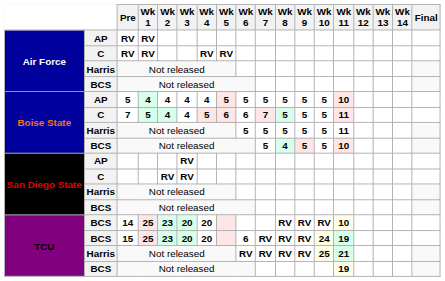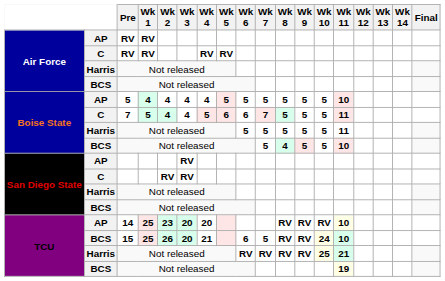(101, 223) BCS -> (101, 223) AP
(168, 238) 23 -> (168, 238) 26
(207, 238) 20 -> (207, 238) 21
(265, 238) RV -> (265, 238) 5
(344, 238) 19 -> (344, 238) 10
